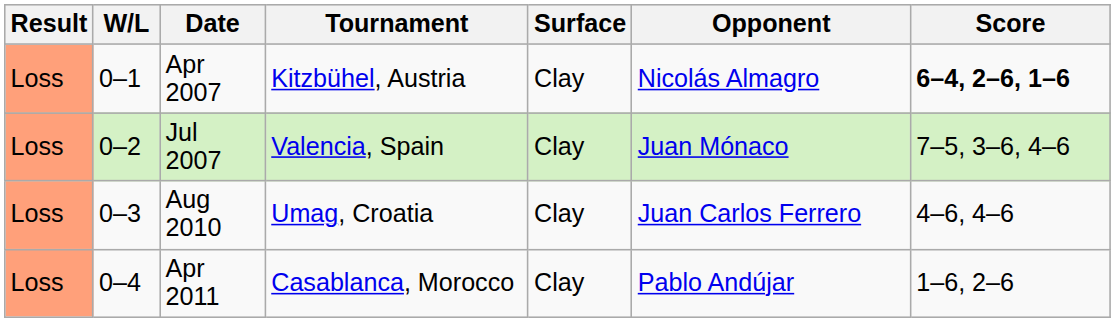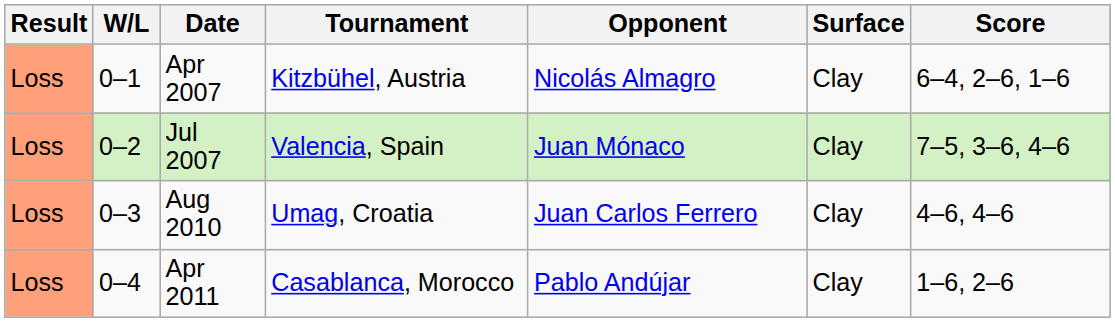columns swapped: (580, 24) <-> (771, 24)
(993, 78) bold -> (993, 78) normal
